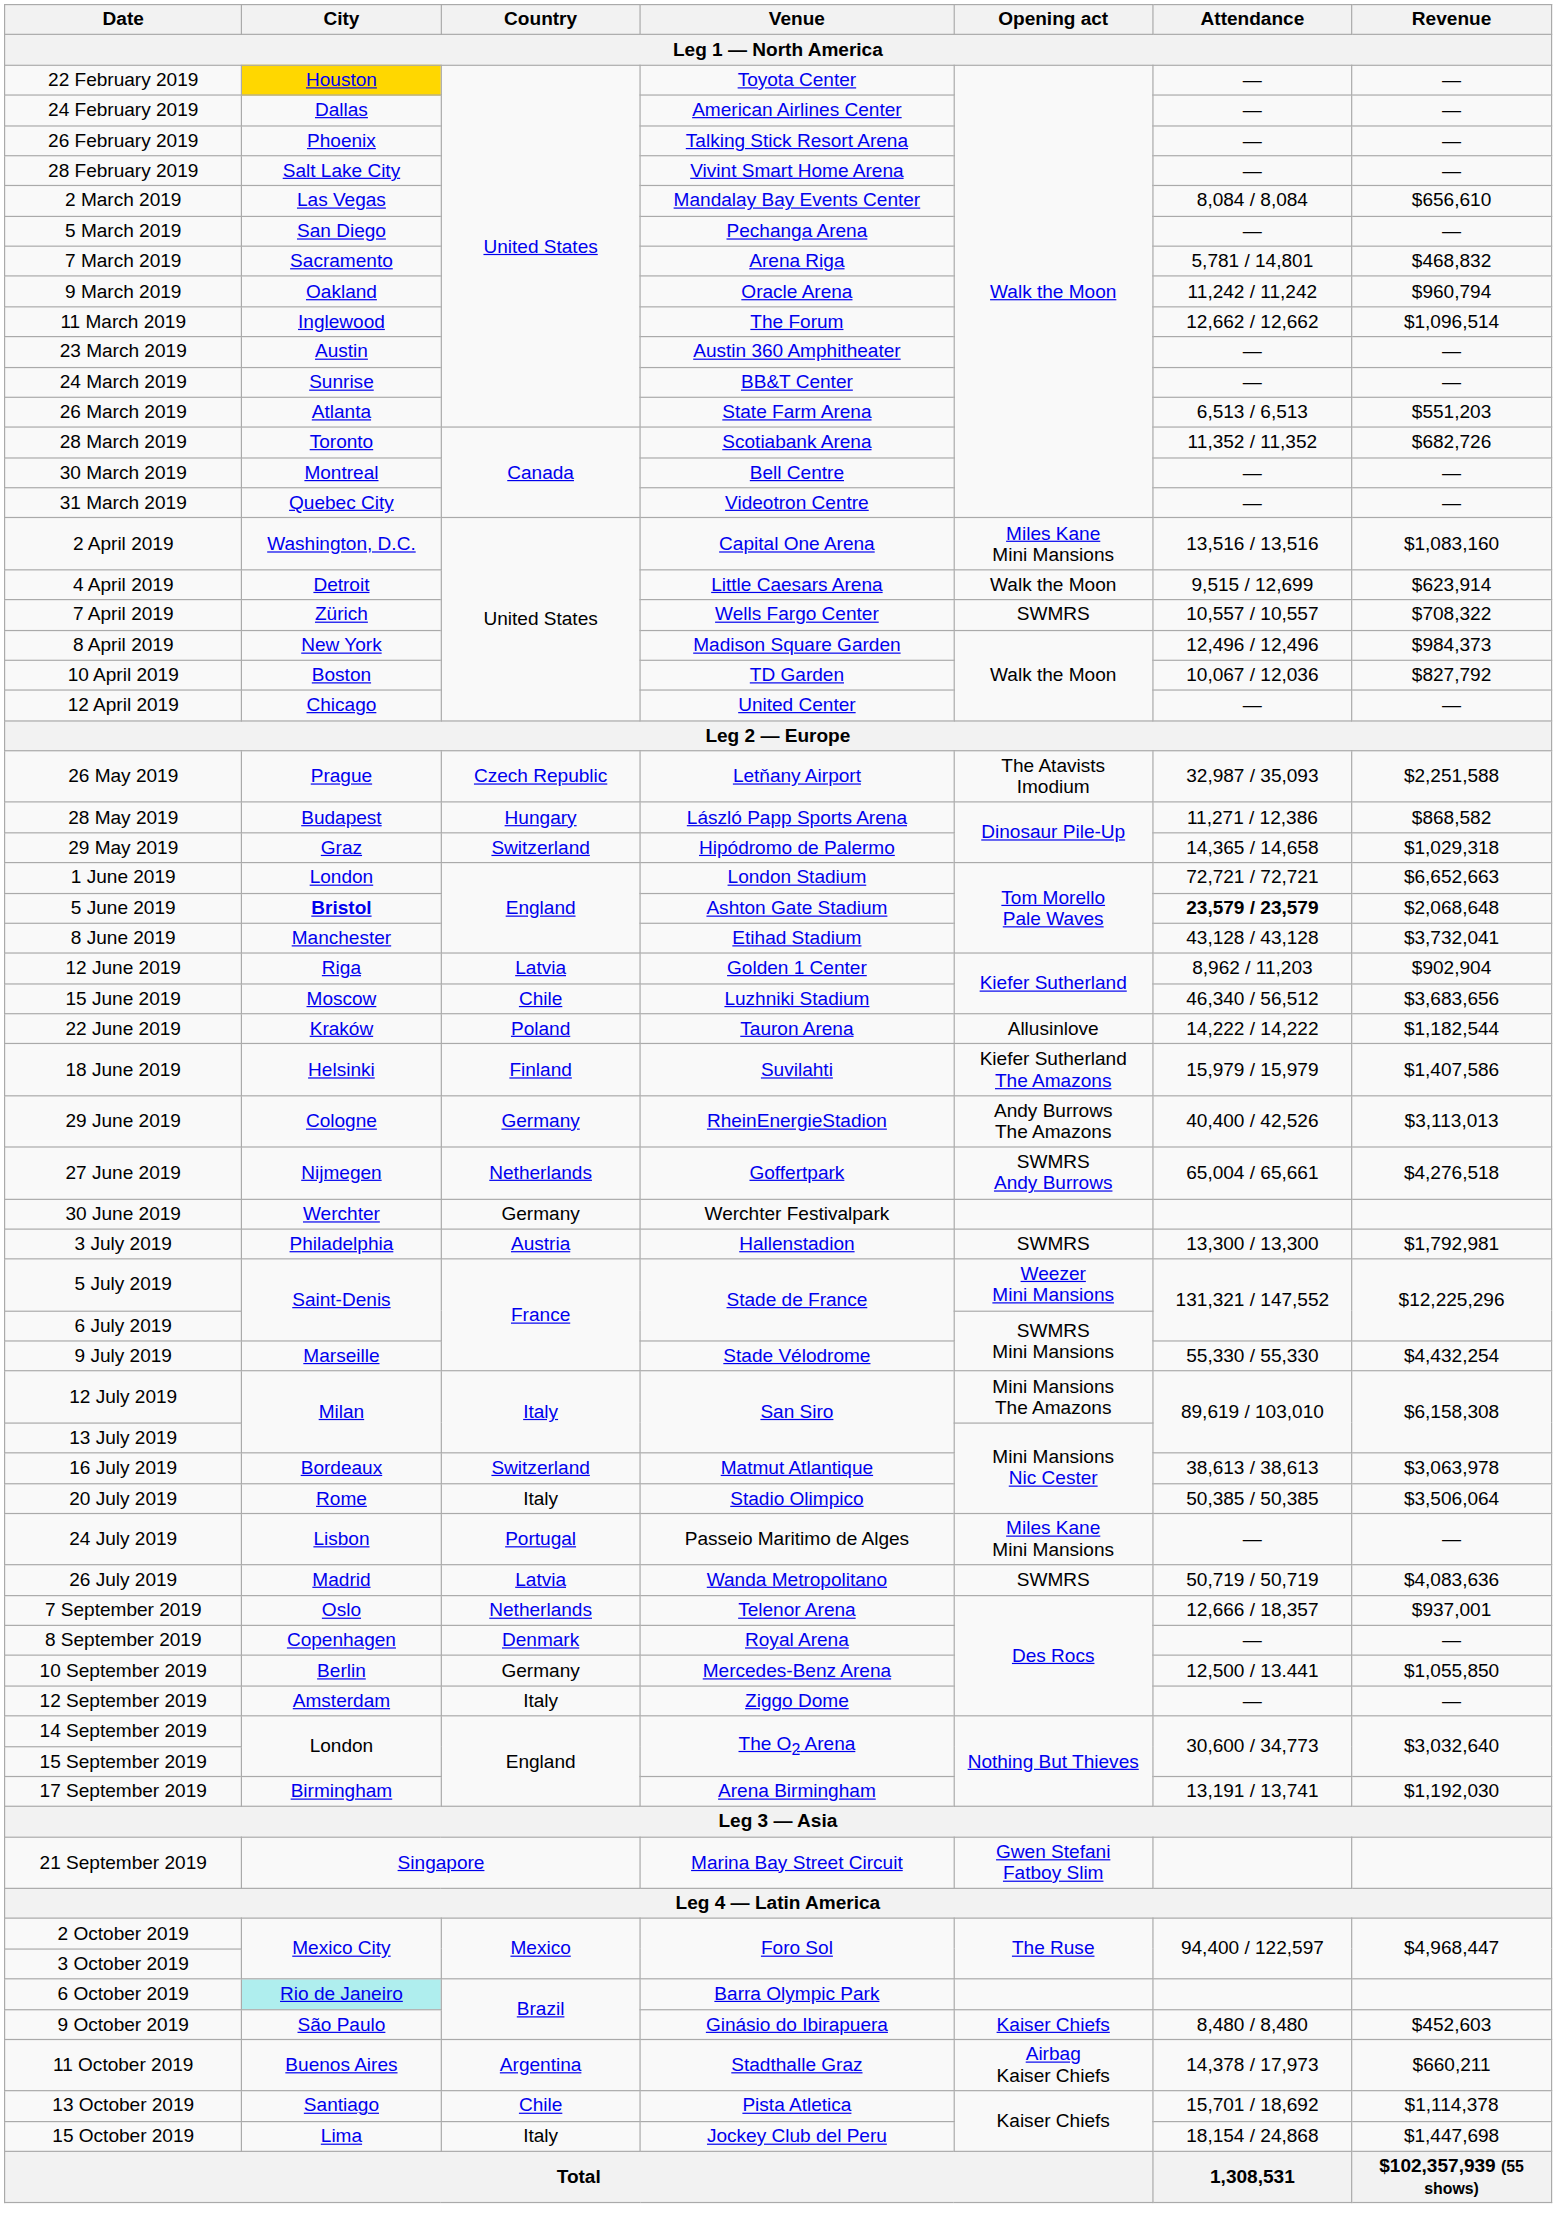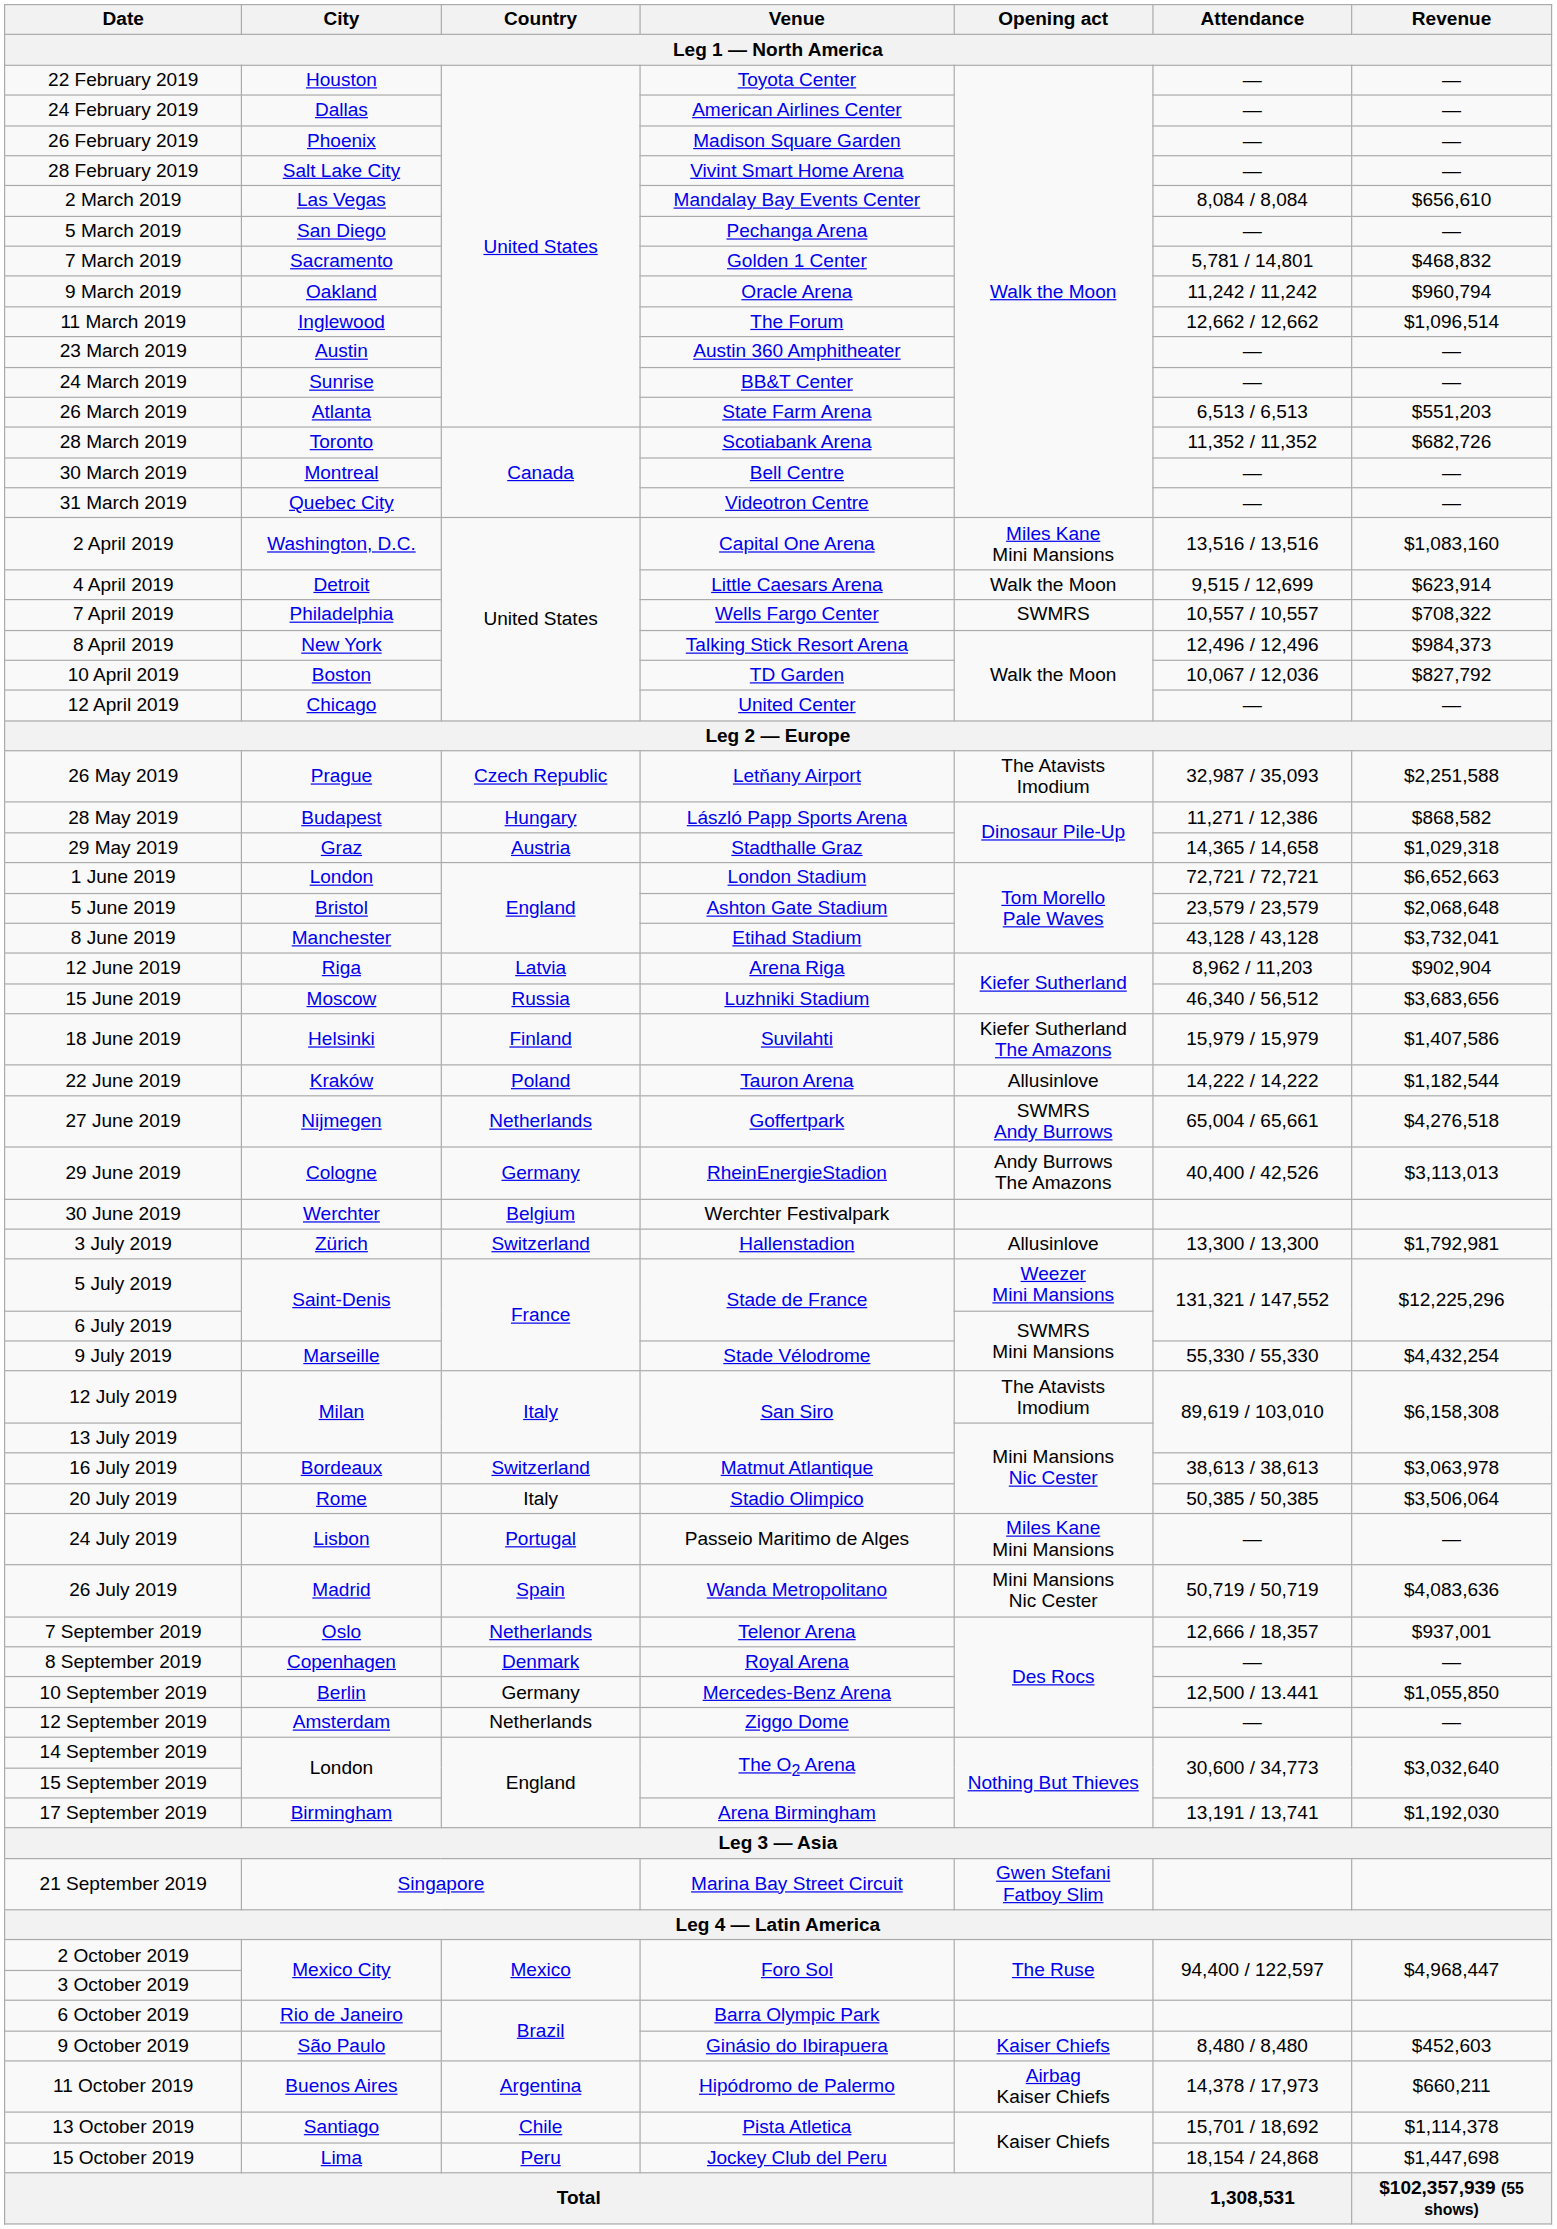(341, 79) gold background -> (341, 79) no background
(797, 140) Talking Stick Resort Arena -> (797, 140) Madison Square Garden
(797, 261) Arena Riga -> (797, 261) Golden 1 Center
(341, 614) Zürich -> (341, 614) Philadelphia
(797, 644) Madison Square Garden -> (797, 644) Talking Stick Resort Arena
(541, 847) Switzerland -> (541, 847) Austria
(797, 847) Hipódromo de Palermo -> (797, 847) Stadthalle Graz
(341, 907) bold -> (341, 907) normal
(1252, 907) bold -> (1252, 907) normal
(797, 968) Golden 1 Center -> (797, 968) Arena Riga
(541, 998) Chile -> (541, 998) Russia
rows swapped: (123, 1069) <-> (123, 1028)
rows swapped: (123, 1172) <-> (123, 1121)
(541, 1213) Germany -> (541, 1213) Belgium
(341, 1243) Philadelphia -> (341, 1243) Zürich
(541, 1243) Austria -> (541, 1243) Switzerland
(1053, 1243) SWMRS -> (1053, 1243) Allusinlove
(1053, 1396) Mini Mansions The Amazons -> (1053, 1396) The Atavists Imodium
(541, 1579) Latvia -> (541, 1590) Spain
(1053, 1579) SWMRS -> (1053, 1590) Mini Mansions Nic Cester
(541, 1700) Italy -> (541, 1722) Netherlands
(341, 1993) paleturquoise background -> (341, 2015) no background
(797, 2065) Stadthalle Graz -> (797, 2086) Hipódromo de Palermo
(541, 2136) Italy -> (541, 2157) Peru
